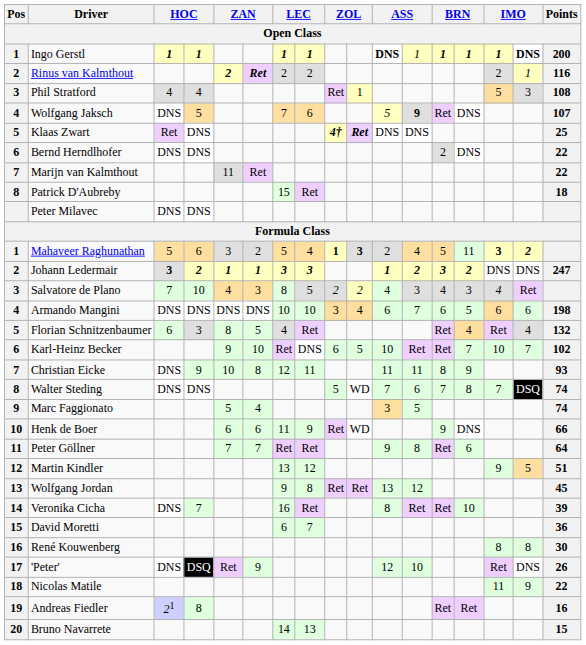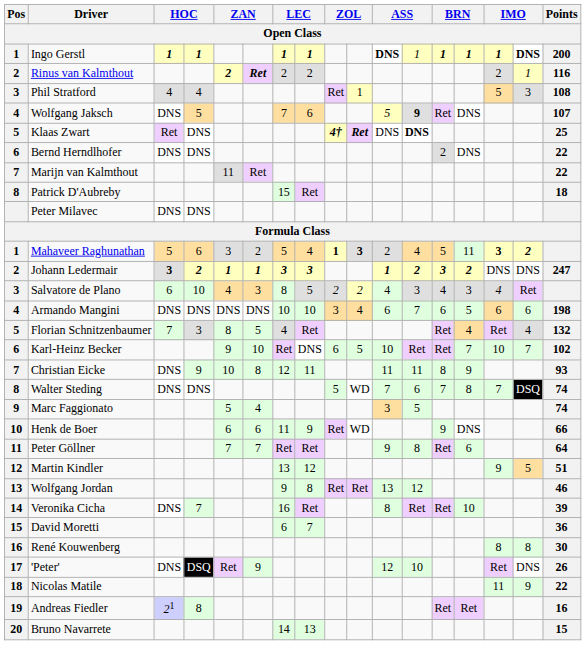(417, 132) normal -> (417, 132) bold
(169, 290) 7 -> (169, 290) 6
(169, 329) 6 -> (169, 329) 7
(562, 487) 45 -> (562, 487) 46
